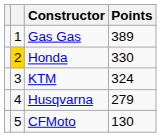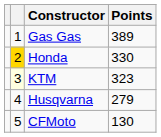(18, 78) no background -> (18, 78) lightyellow background
(123, 78) 324 -> (123, 78) 323
